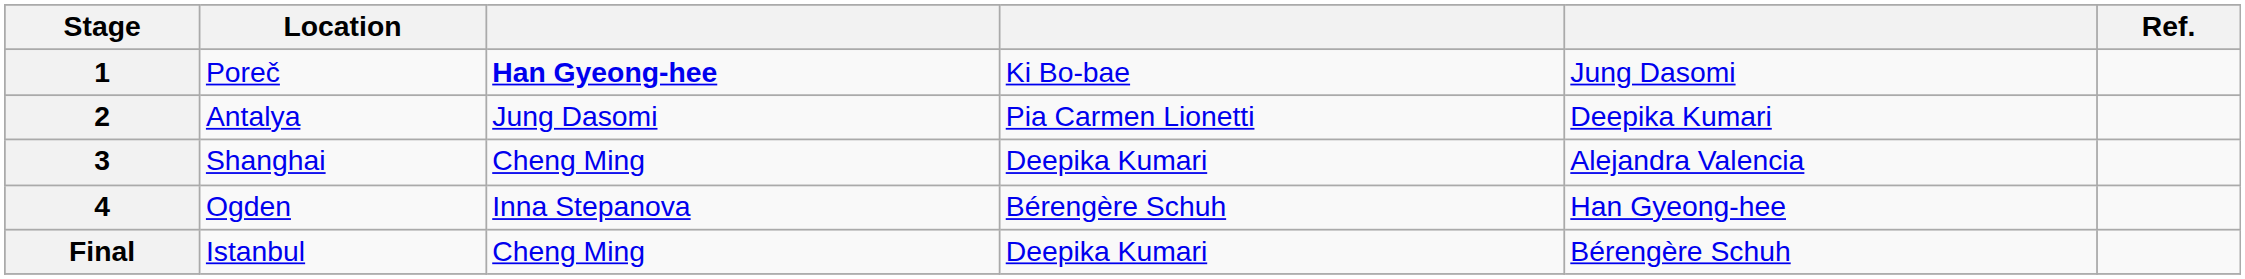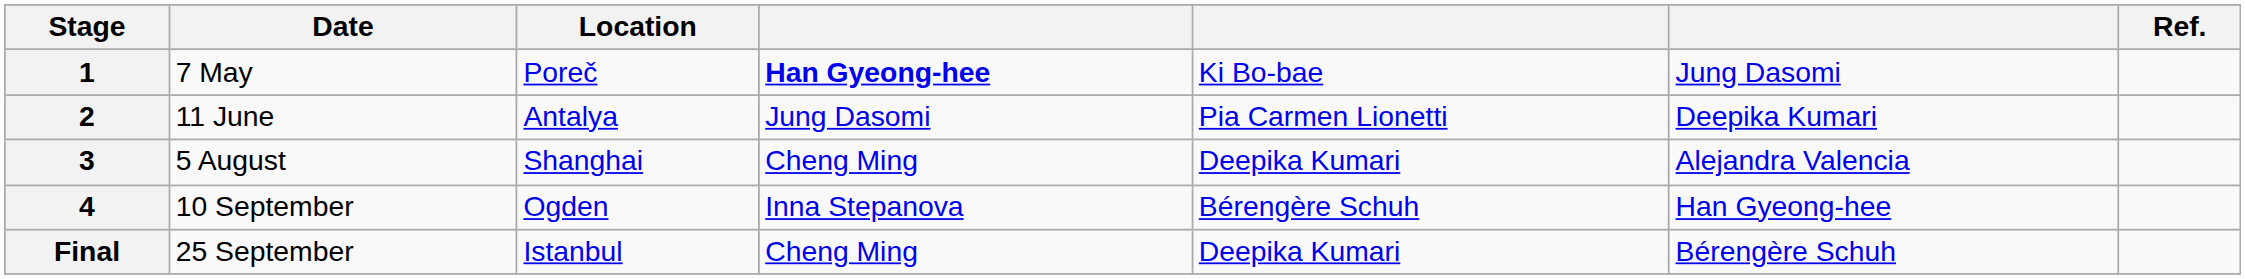+ column: (343, 26)
